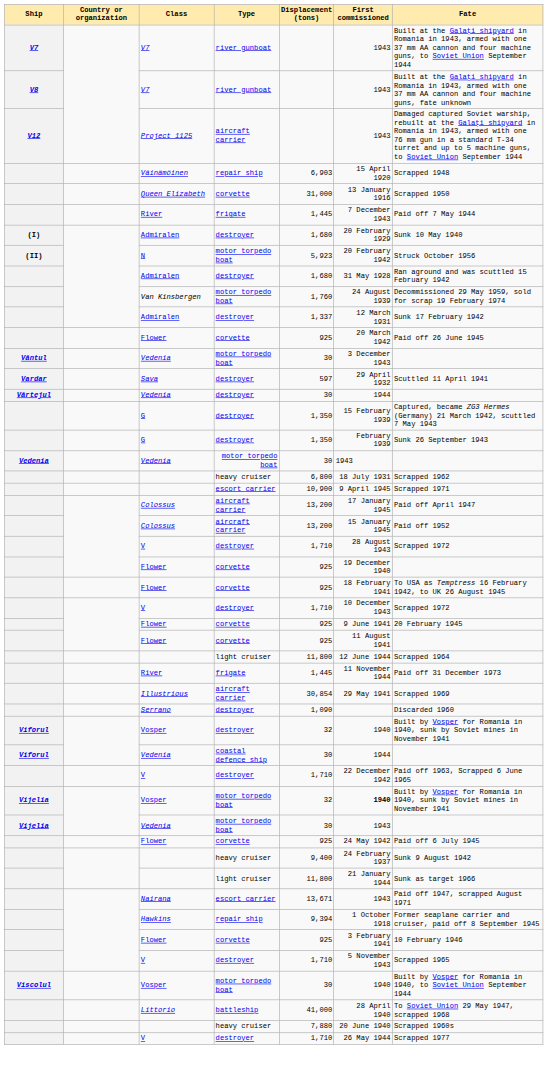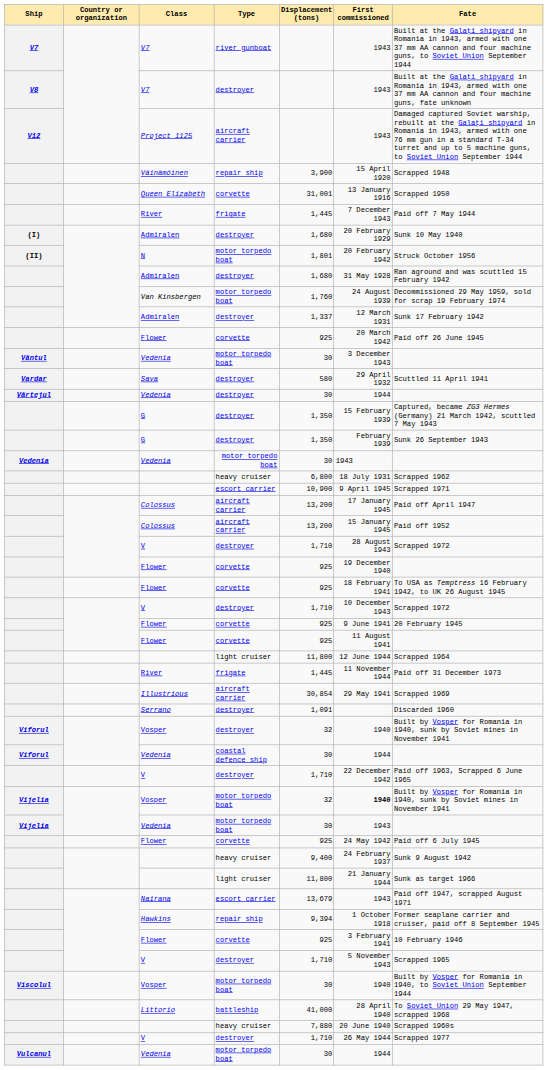(243, 89) river gunboat -> (235, 89) destroyer
(322, 173) 6,903 -> (322, 173) 3,900
(319, 194) 31,000 -> (319, 194) 31,001
(322, 255) 5,923 -> (322, 255) 1,801
(326, 379) 597 -> (326, 379) 580
(322, 710) 1,090 -> (322, 710) 1,091
(319, 899) 13,671 -> (319, 899) 13,679
+ row: (34, 1054)
